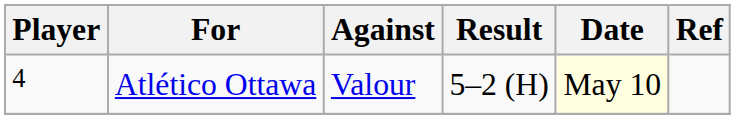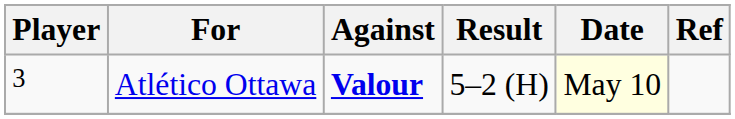(19, 77) 4 -> (19, 77) 3
(373, 84) normal -> (377, 84) bold
